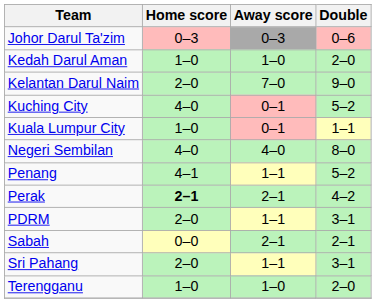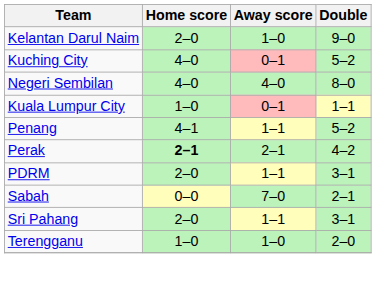- row: (66, 38)
- row: (67, 60)
(273, 83) 7–0 -> (273, 38) 1–0
rows swapped: (66, 128) <-> (60, 151)
(273, 241) 2–1 -> (273, 196) 7–0
